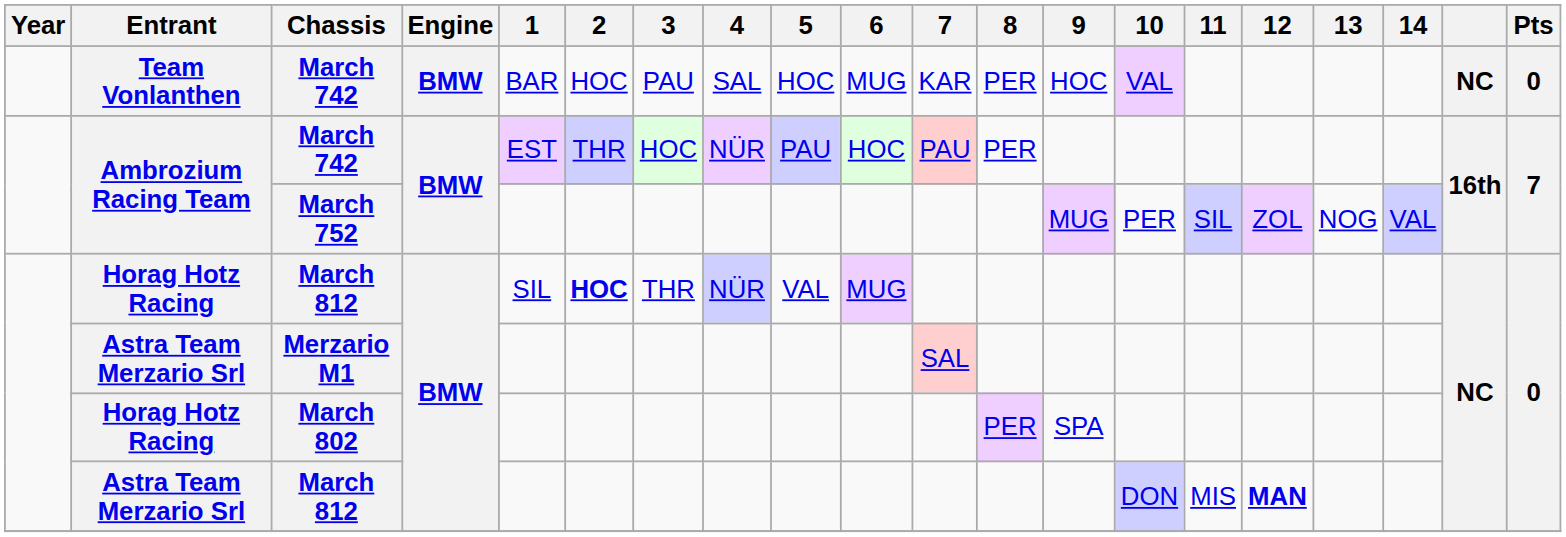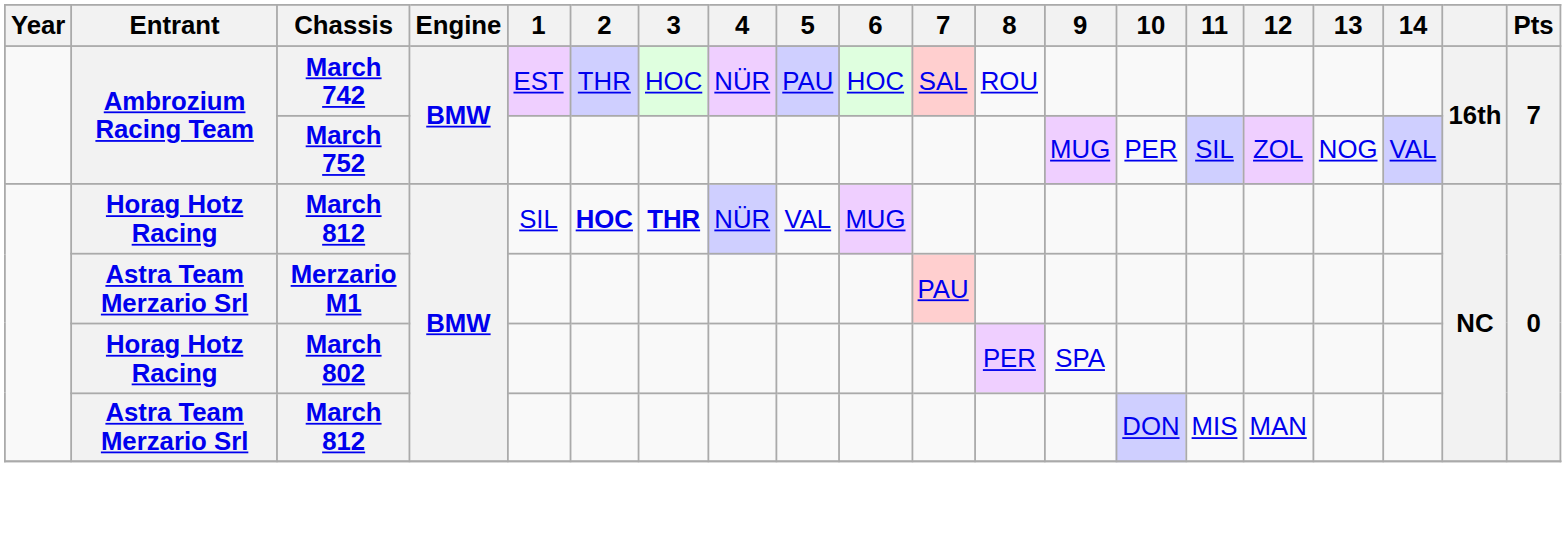- row: (171, 81)
(945, 150) PAU -> (943, 81) SAL
(1010, 150) PER -> (1009, 81) ROU
(668, 289) normal -> (674, 219) bold
(945, 358) SAL -> (943, 289) PAU
(1277, 497) bold -> (1278, 428) normal
